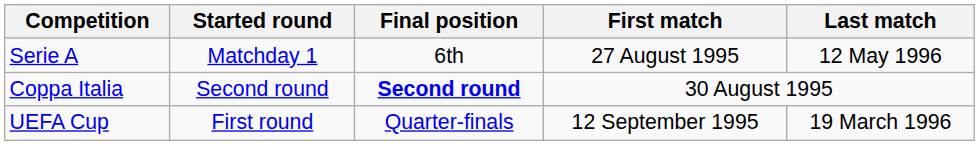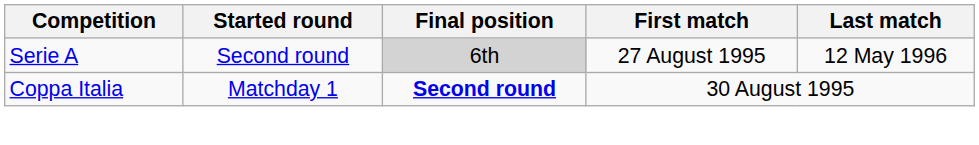(262, 55) Matchday 1 -> (283, 55) Second round
(449, 55) no background -> (485, 55) lightgrey background
(262, 88) Second round -> (283, 88) Matchday 1
- row: (59, 122)
